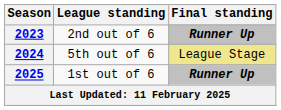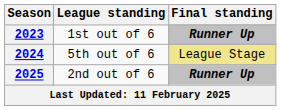(111, 35) 2nd out of 6 -> (111, 35) 1st out of 6
(111, 75) 1st out of 6 -> (111, 75) 2nd out of 6
